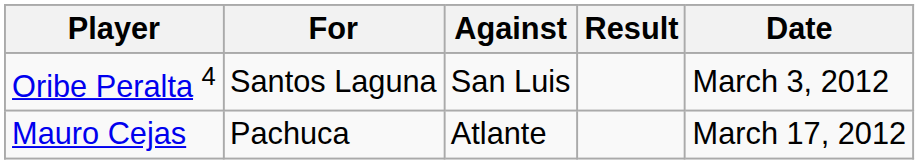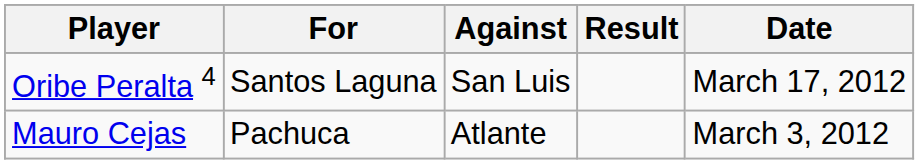(791, 81) March 3, 2012 -> (799, 81) March 17, 2012
(799, 134) March 17, 2012 -> (791, 134) March 3, 2012
